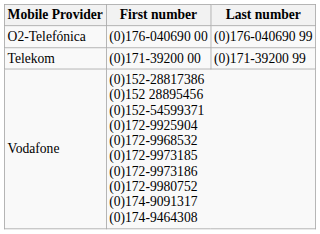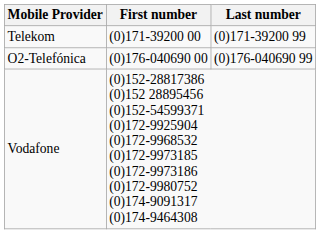rows swapped: (31, 58) <-> (47, 36)
